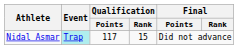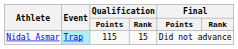(109, 37) 117 -> (109, 37) 115
